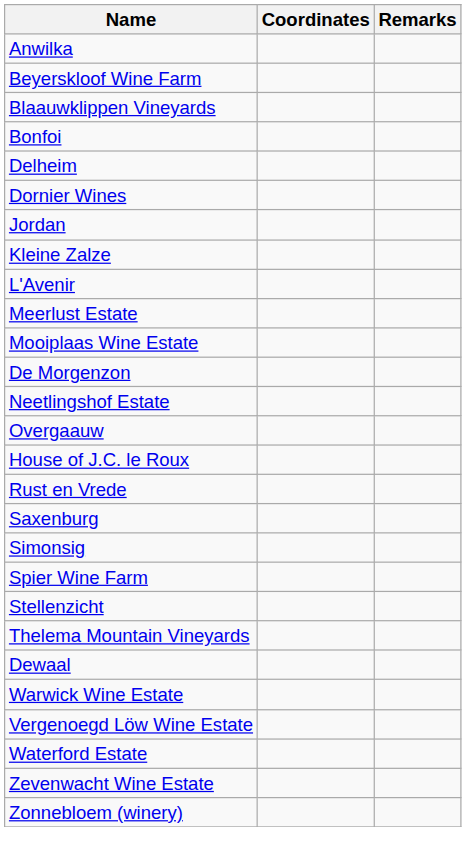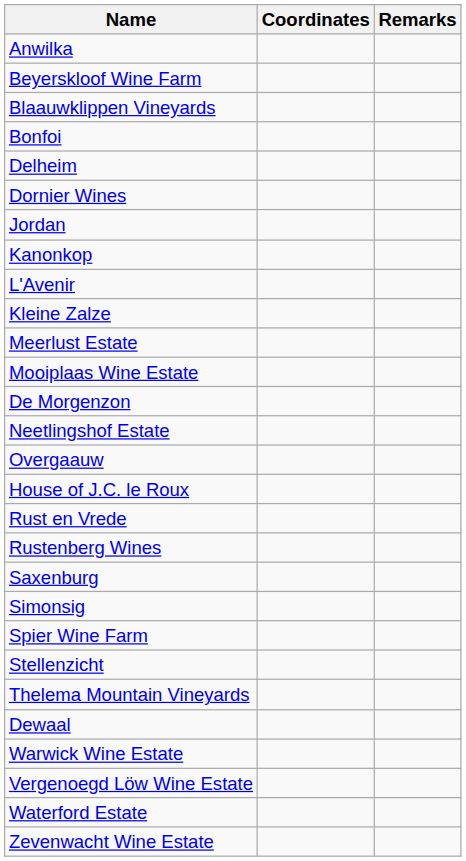+ row: (51, 254)
rows swapped: (60, 254) <-> (42, 284)
+ row: (85, 548)
- row: (96, 812)
